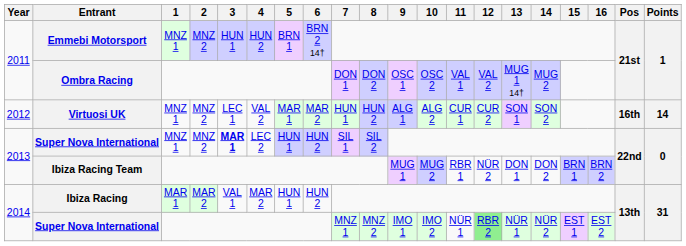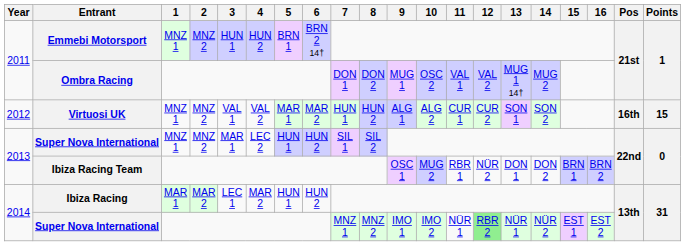(403, 80) OSC 1 -> (402, 80) MUG 1
(232, 114) LEC 1 -> (232, 114) VAL 1
(663, 114) 14 -> (662, 114) 15
(232, 142) bold -> (232, 142) normal
(403, 170) MUG 1 -> (402, 170) OSC 1
(232, 198) VAL 1 -> (232, 198) LEC 1
